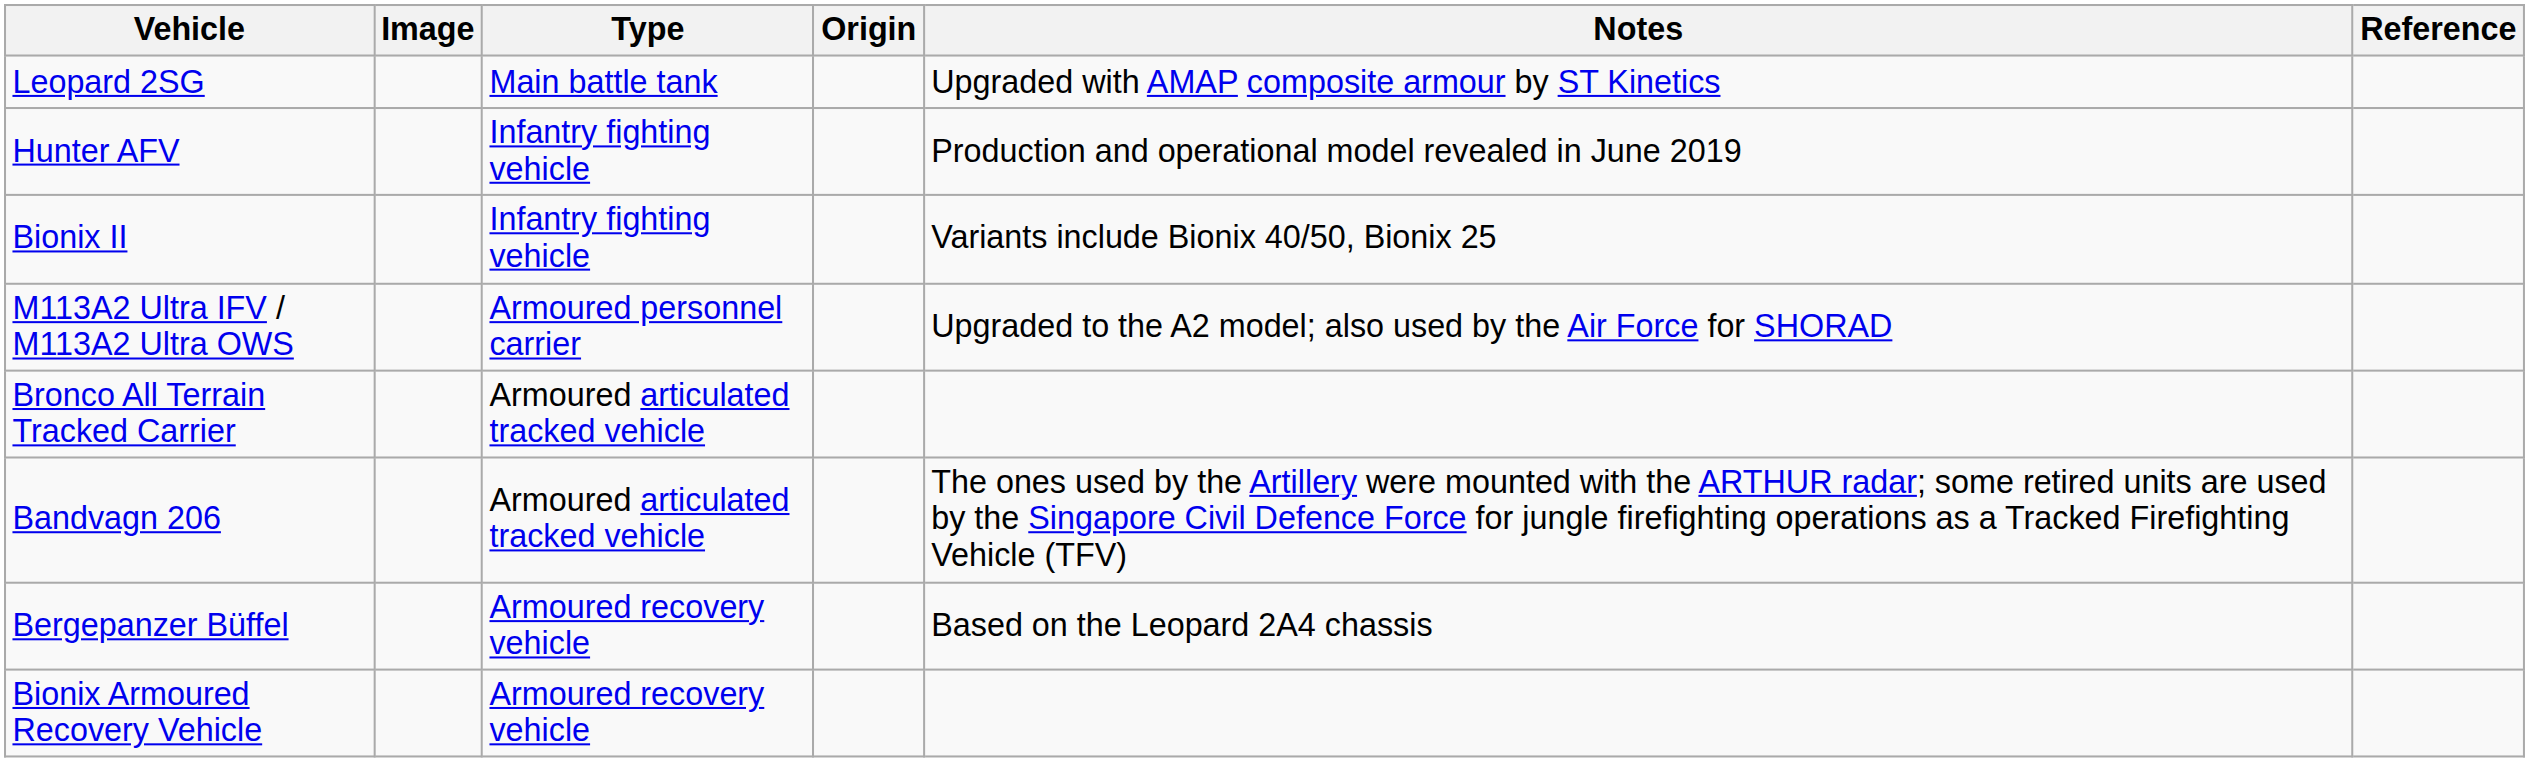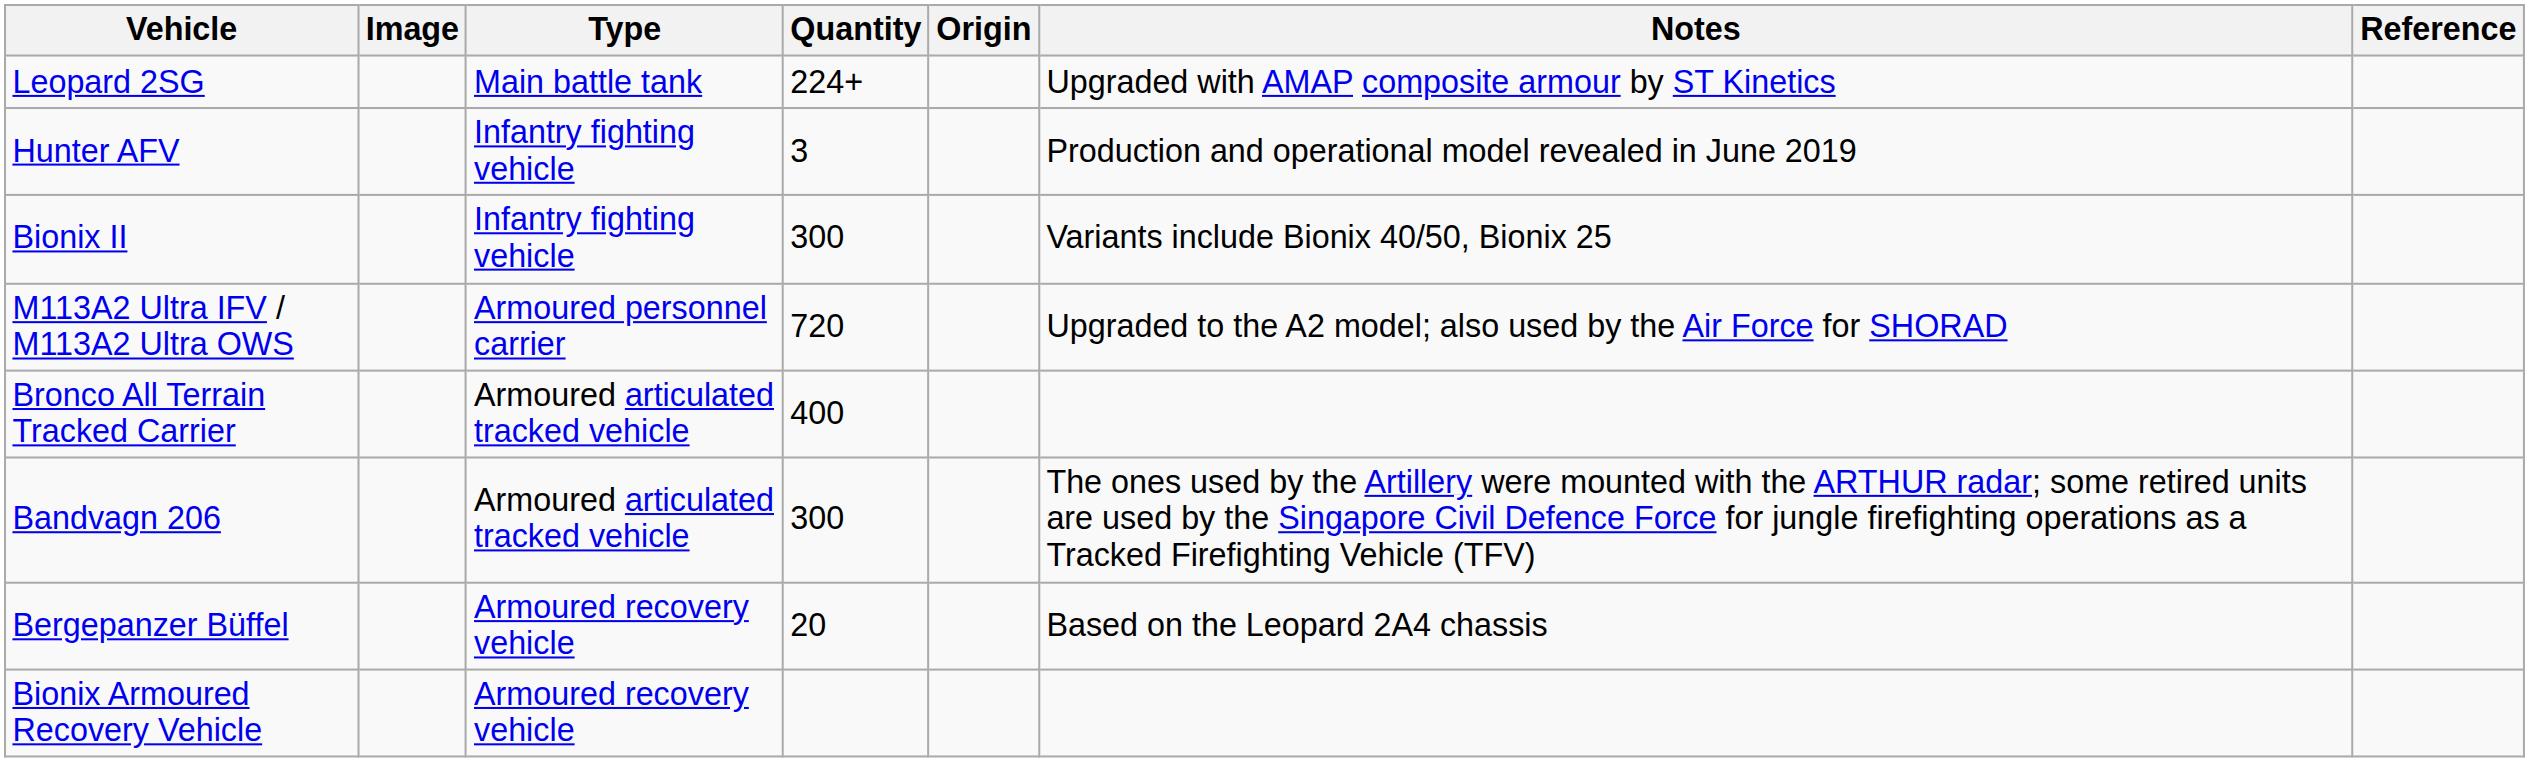+ column: (856, 30)
